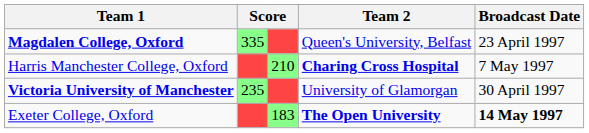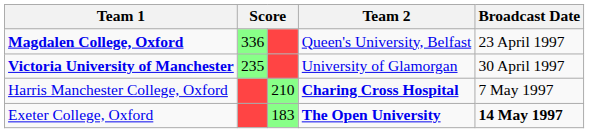(253, 41) 335 -> (253, 41) 336
rows swapped: (121, 90) <-> (118, 66)
